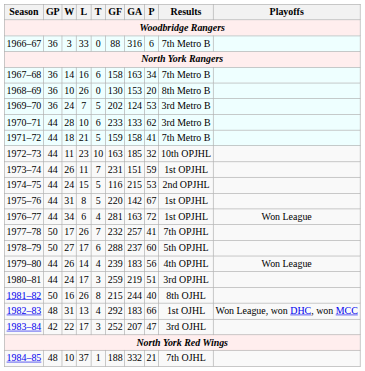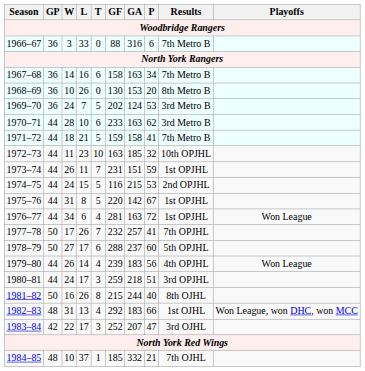(135, 122) 133 -> (135, 122) 163
(135, 279) 219 -> (135, 279) 218
(115, 358) 188 -> (115, 358) 185
